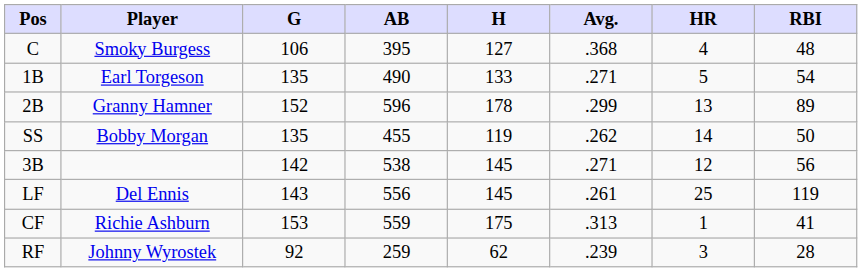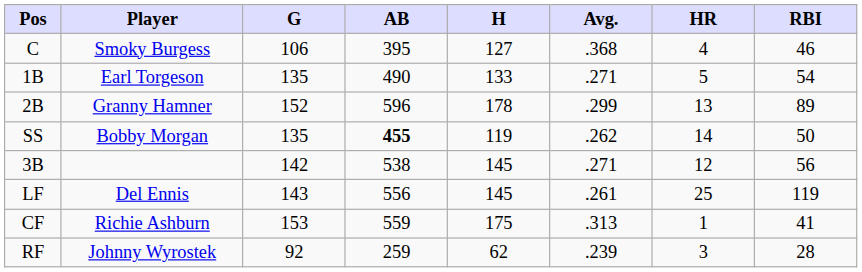(806, 48) 48 -> (806, 48) 46
(397, 135) normal -> (397, 135) bold
